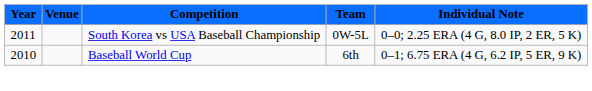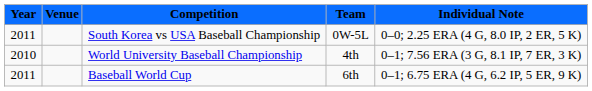+ row: (195, 55)
(23, 55) 2010 -> (23, 75) 2011
